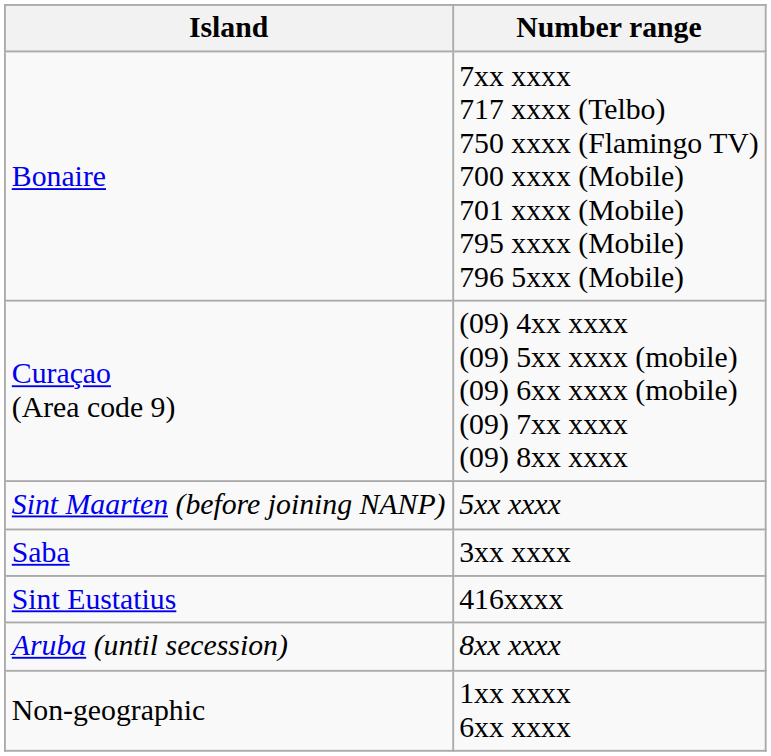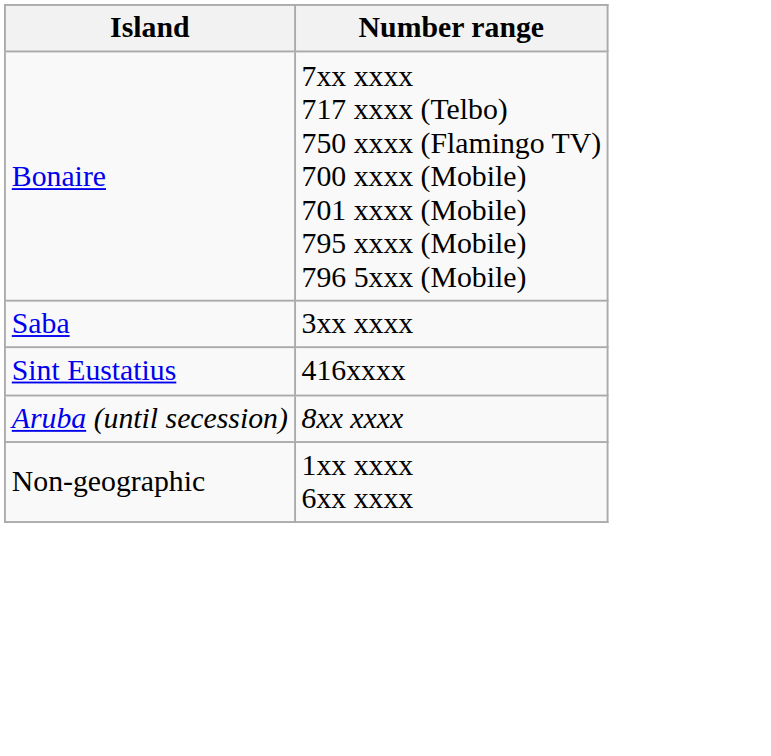- row: (94, 390)
- row: (229, 504)
